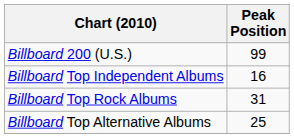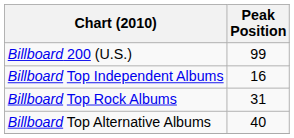(258, 122) 25 -> (258, 122) 40
